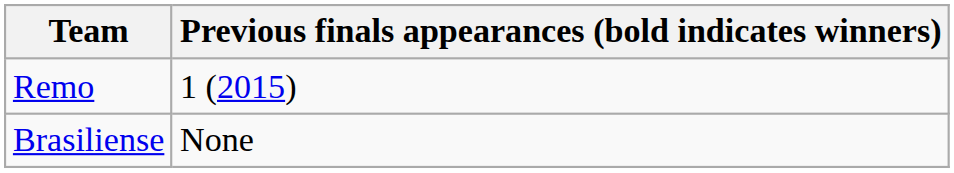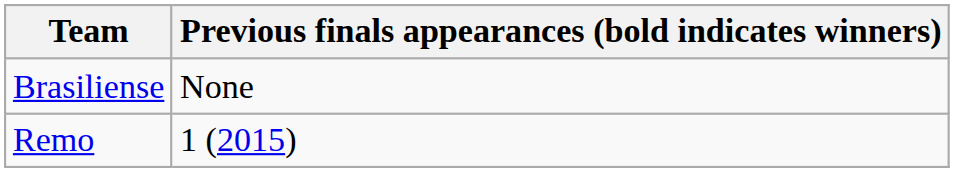rows swapped: (89, 139) <-> (54, 85)
